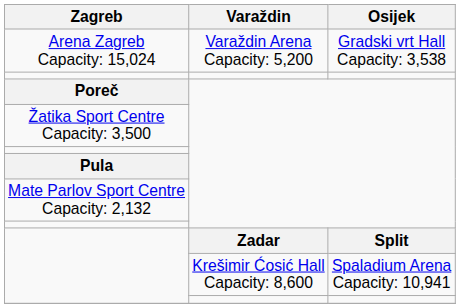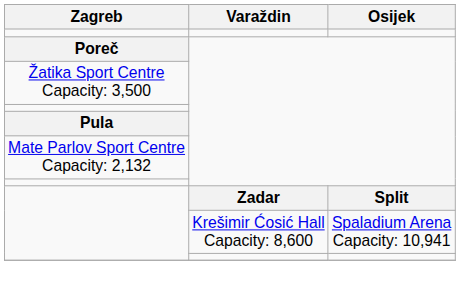- row: (97, 50)
